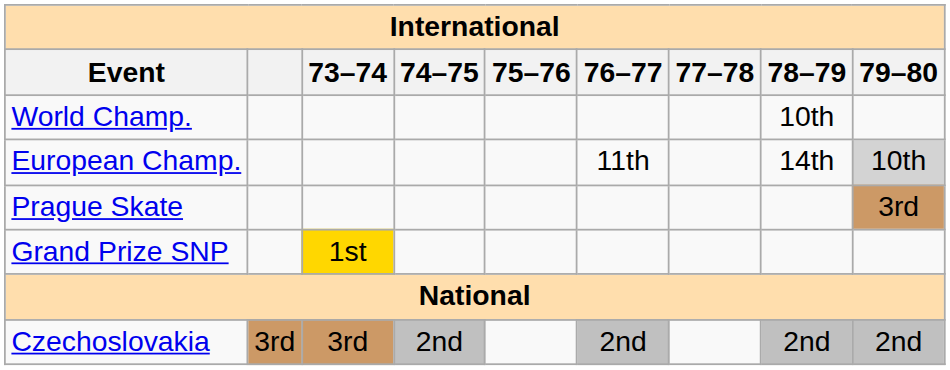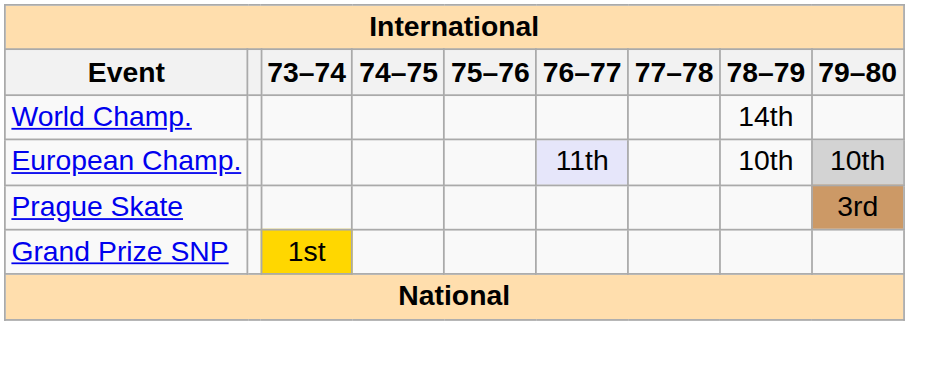(807, 116) 10th -> (766, 116) 14th
(623, 161) no background -> (582, 161) lavender background
(807, 161) 14th -> (766, 161) 10th
- row: (111, 341)
